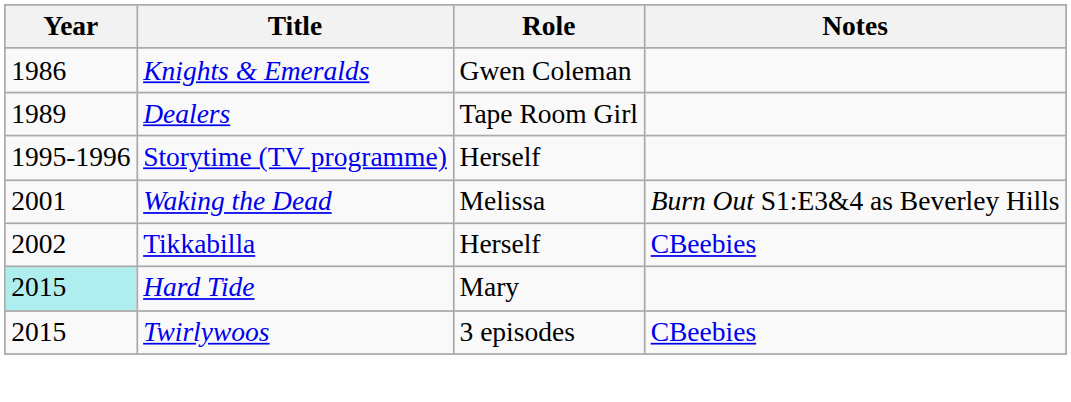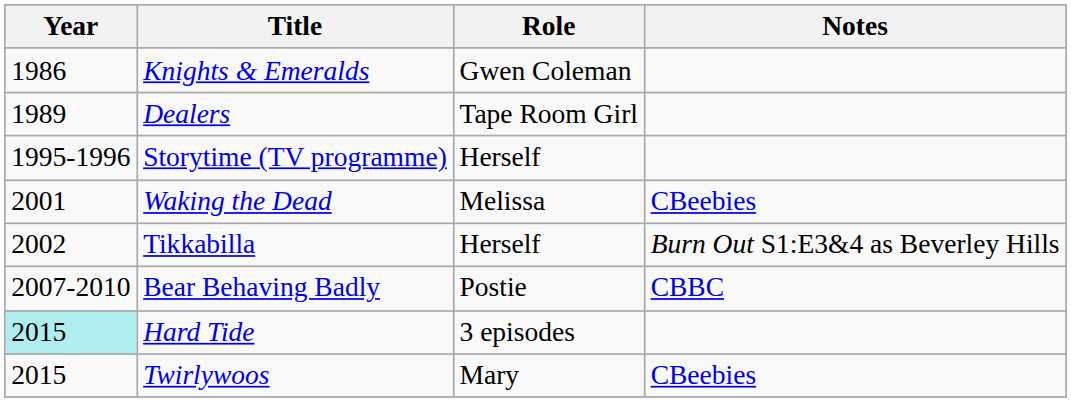(855, 200) Burn Out S1:E3&4 as Beverley Hills -> (703, 200) CBeebies
(703, 244) CBeebies -> (855, 244) Burn Out S1:E3&4 as Beverley Hills
+ row: (262, 288)
(489, 288) Mary -> (517, 331) 3 episodes
(517, 331) 3 episodes -> (489, 375) Mary
